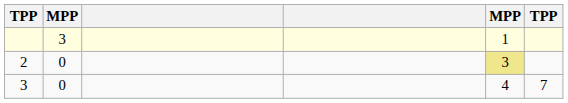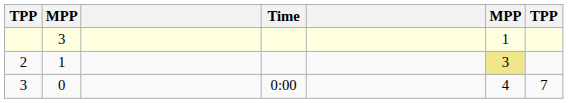+ column: (284, 16)
(62, 62) 0 -> (62, 62) 1
